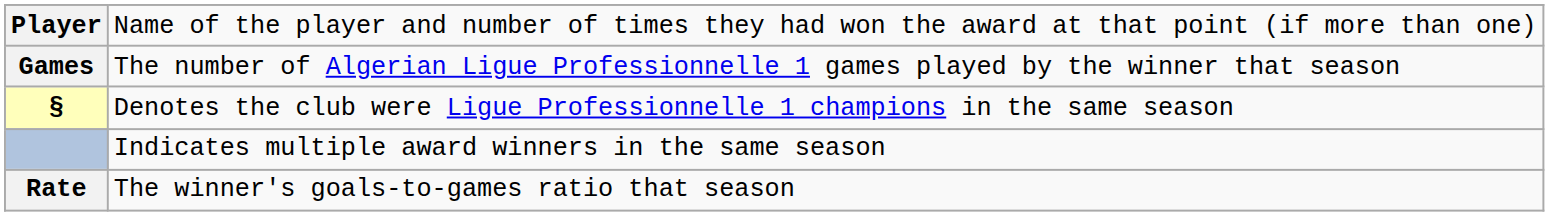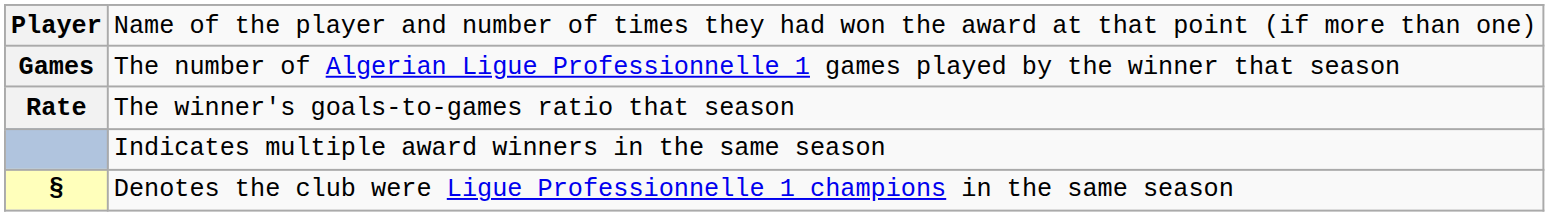rows swapped: (56, 190) <-> (56, 108)
